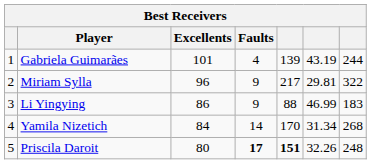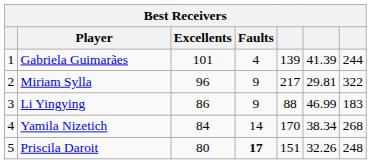(321, 60) 43.19 -> (321, 60) 41.39
(321, 126) 31.34 -> (321, 126) 38.34
(290, 148) bold -> (290, 148) normal
